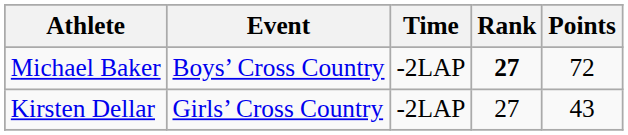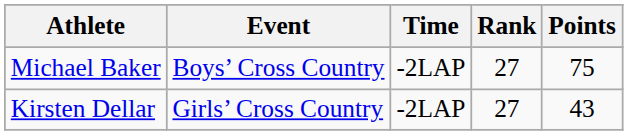(507, 67) bold -> (507, 67) normal
(582, 67) 72 -> (582, 67) 75
